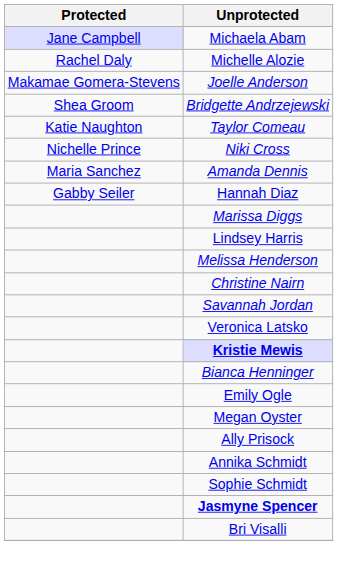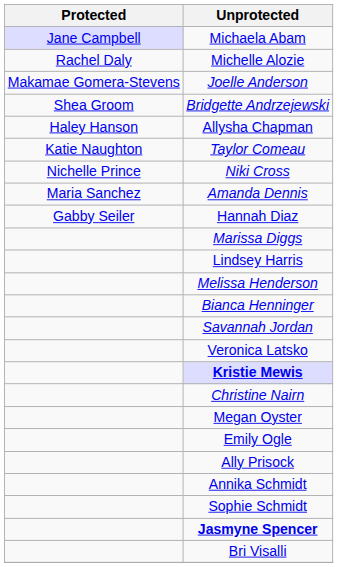+ row: (258, 127)
rows swapped: (258, 372) <-> (258, 283)
rows swapped: (258, 395) <-> (258, 417)
